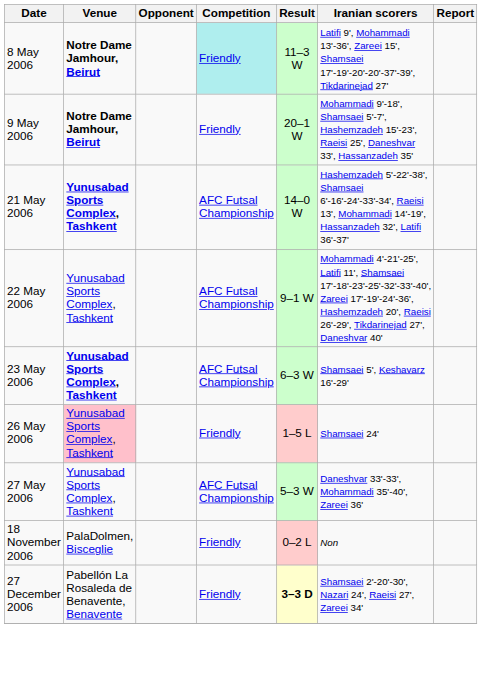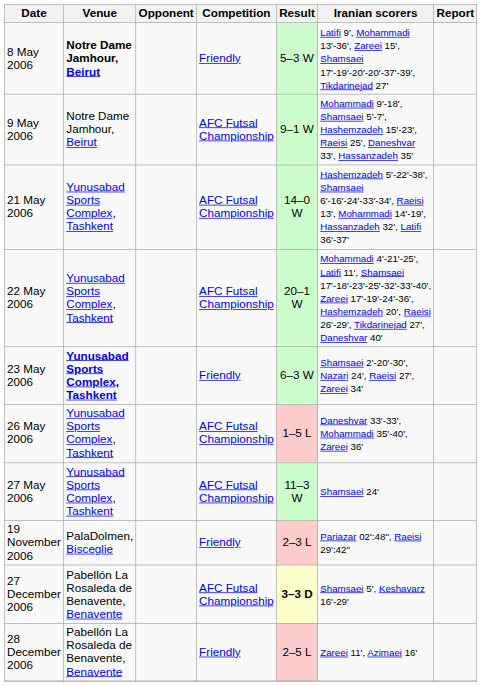(220, 58) paleturquoise background -> (220, 58) no background
(297, 58) 11–3 W -> (297, 58) 5–3 W
(99, 129) bold -> (98, 129) normal
(220, 129) Friendly -> (236, 129) AFC Futsal Championship
(297, 129) 20–1 W -> (297, 129) 9–1 W
(97, 207) bold -> (96, 207) normal
(297, 298) 9–1 W -> (297, 298) 20–1 W
(236, 375) AFC Futsal Championship -> (220, 375) Friendly
(373, 376) Shamsaei 5', Keshavarz 16'-29' -> (367, 376) Shamsaei 2'-20'-30', Nazari 24', Raeisi 27', Zareei 34'
(96, 433) pink background -> (96, 433) no background
(220, 433) Friendly -> (236, 433) AFC Futsal Championship
(350, 434) Shamsaei 24' -> (364, 434) Daneshvar 33'-33', Mohammadi 35'-40', Zareei 36'
(297, 491) 5–3 W -> (297, 491) 11–3 W
(364, 492) Daneshvar 33'-33', Mohammadi 35'-40', Zareei 36' -> (350, 492) Shamsaei 24'
- row: (34, 543)
+ row: (34, 543)
(220, 594) Friendly -> (236, 594) AFC Futsal Championship
(367, 595) Shamsaei 2'-20'-30', Nazari 24', Raeisi 27', Zareei 34' -> (373, 595) Shamsaei 5', Keshavarz 16'-29'
+ row: (34, 652)
